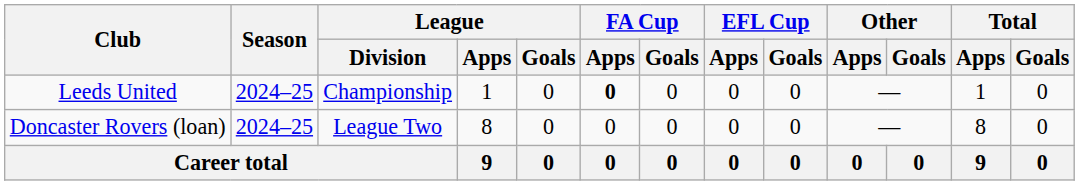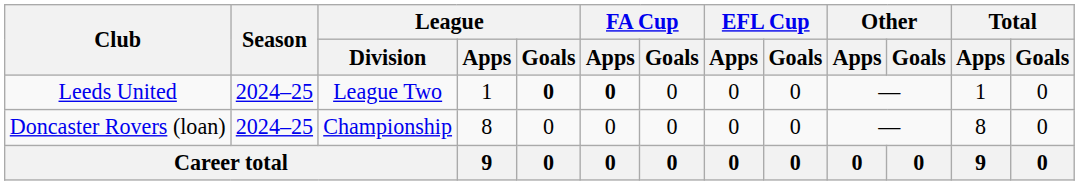(388, 92) Championship -> (388, 92) League Two
(548, 92) normal -> (548, 92) bold
(388, 127) League Two -> (388, 127) Championship
